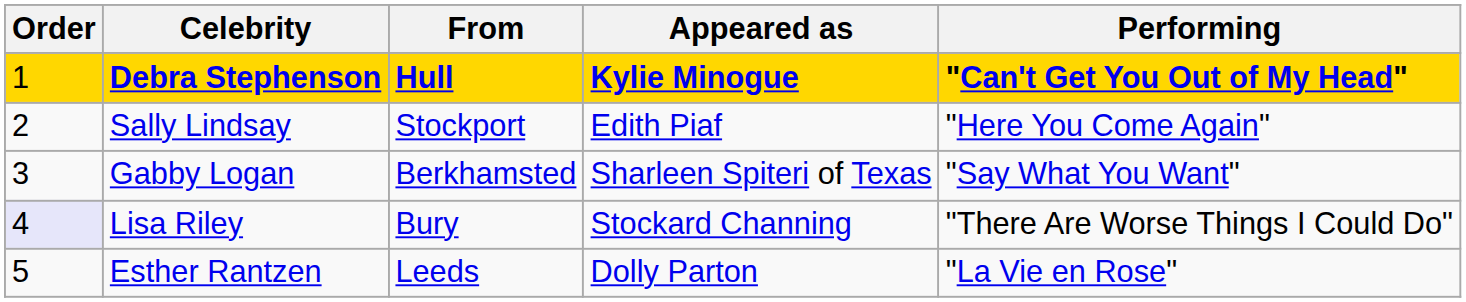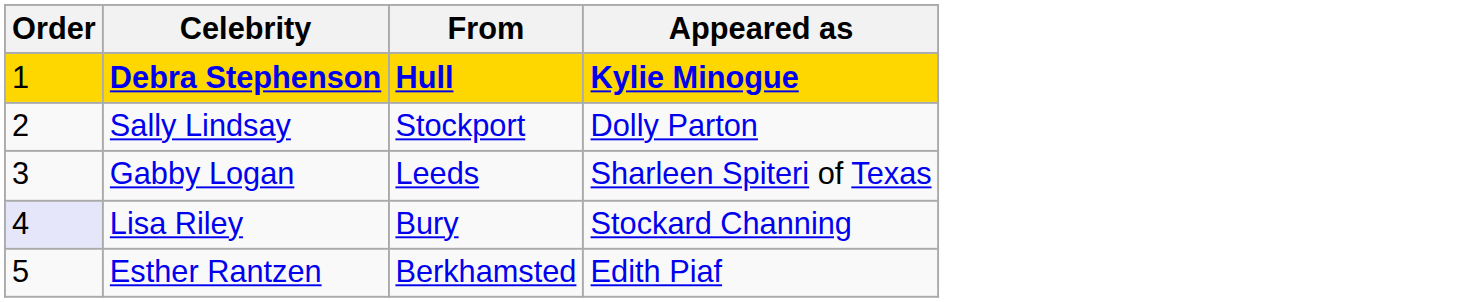- column: (1199, 28)
(656, 126) Edith Piaf -> (674, 126) Dolly Parton
(486, 175) Berkhamsted -> (437, 175) Leeds
(437, 272) Leeds -> (486, 272) Berkhamsted
(674, 272) Dolly Parton -> (656, 272) Edith Piaf
